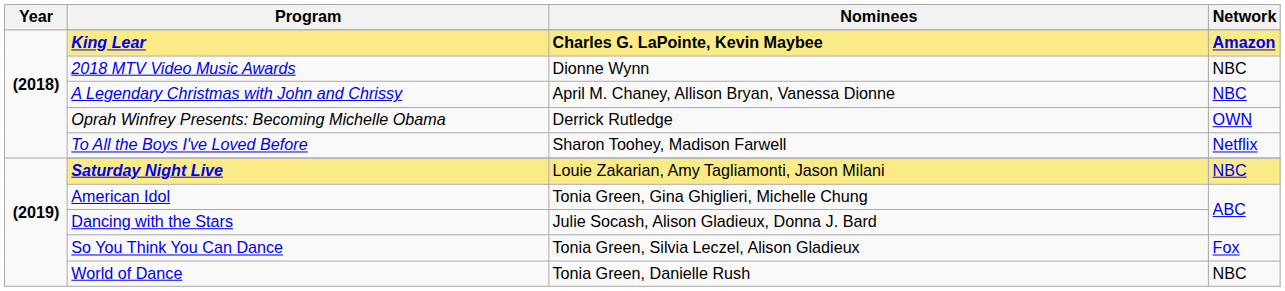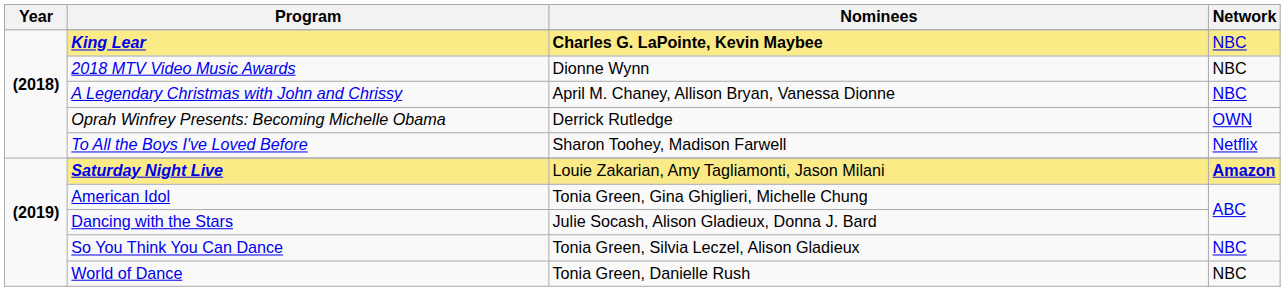(1244, 42) Amazon -> (1230, 42) NBC
(1230, 171) NBC -> (1244, 171) Amazon
(1226, 247) Fox -> (1230, 247) NBC
